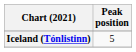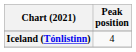(112, 39) 5 -> (112, 39) 4
